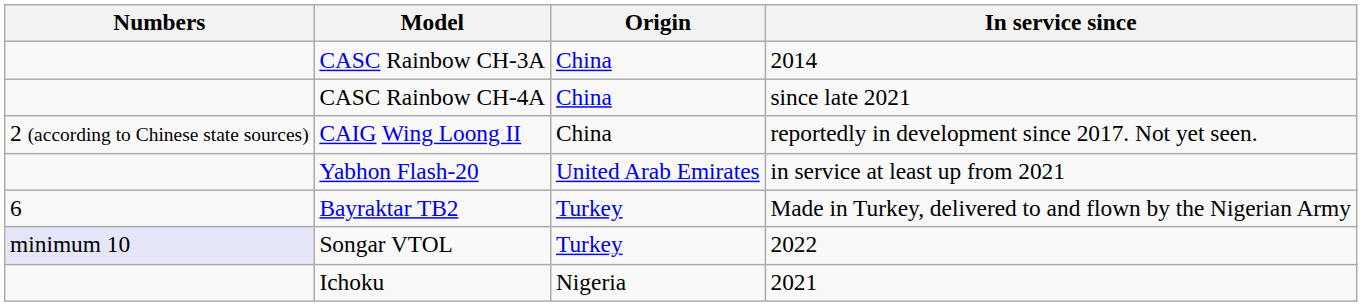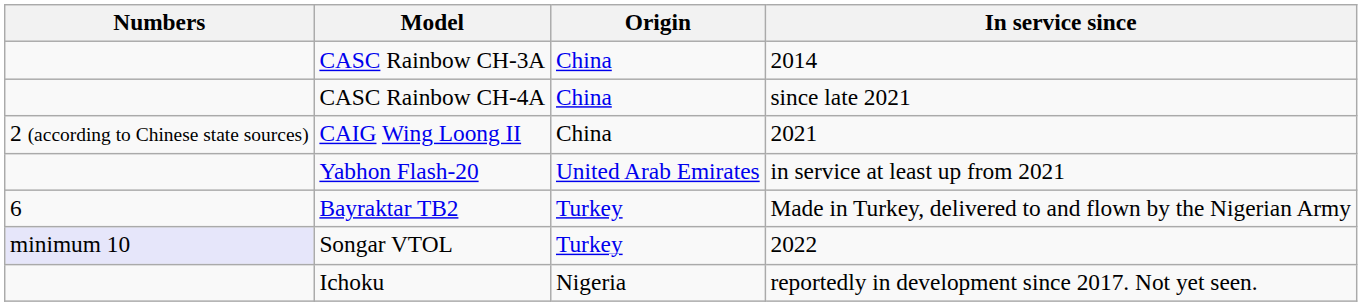(1014, 134) reportedly in development since 2017. Not yet seen. -> (794, 134) 2021
(794, 282) 2021 -> (1014, 282) reportedly in development since 2017. Not yet seen.
